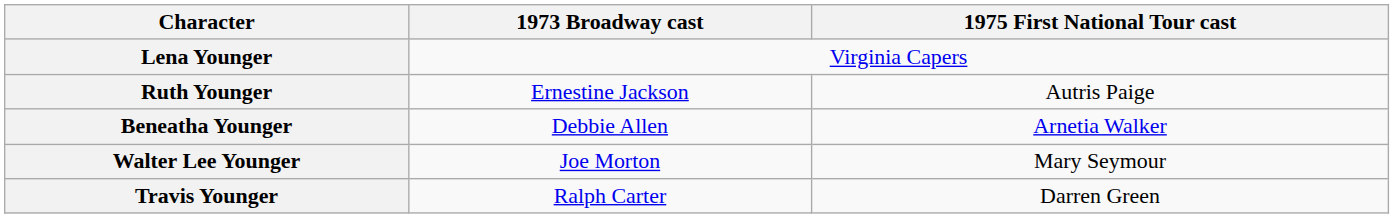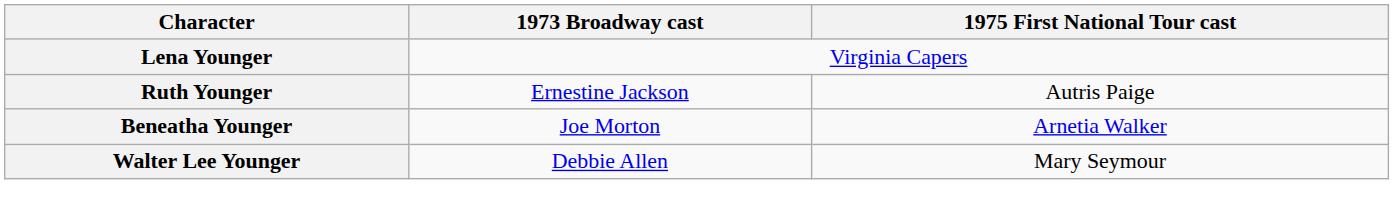(610, 126) Debbie Allen -> (610, 126) Joe Morton
(610, 160) Joe Morton -> (610, 160) Debbie Allen
- row: (207, 195)
